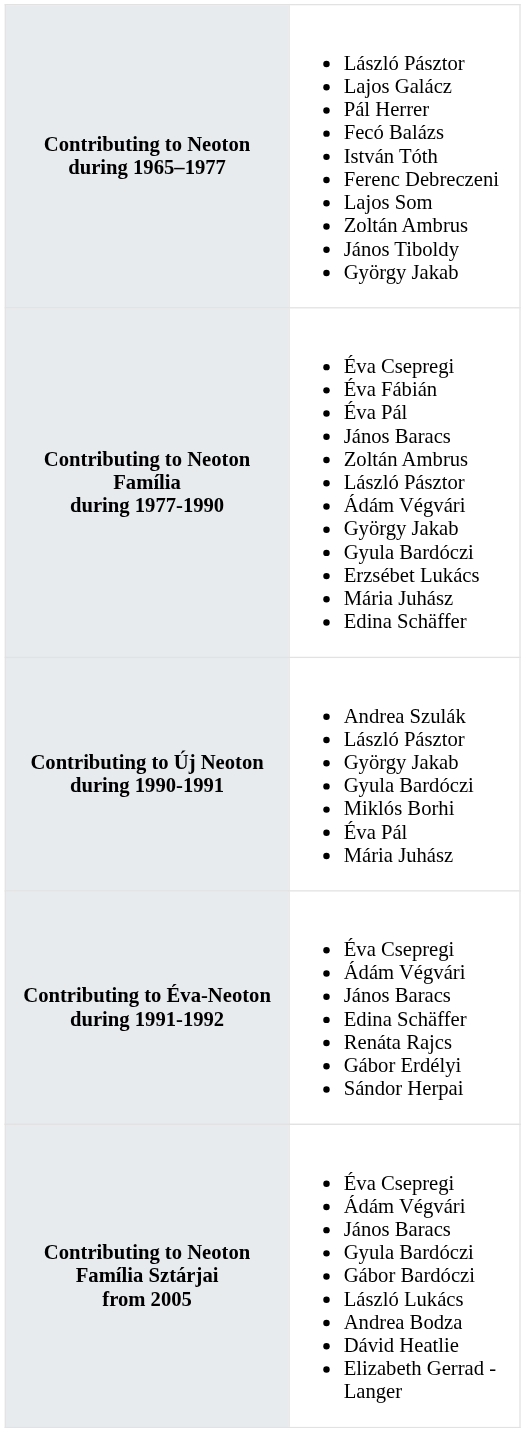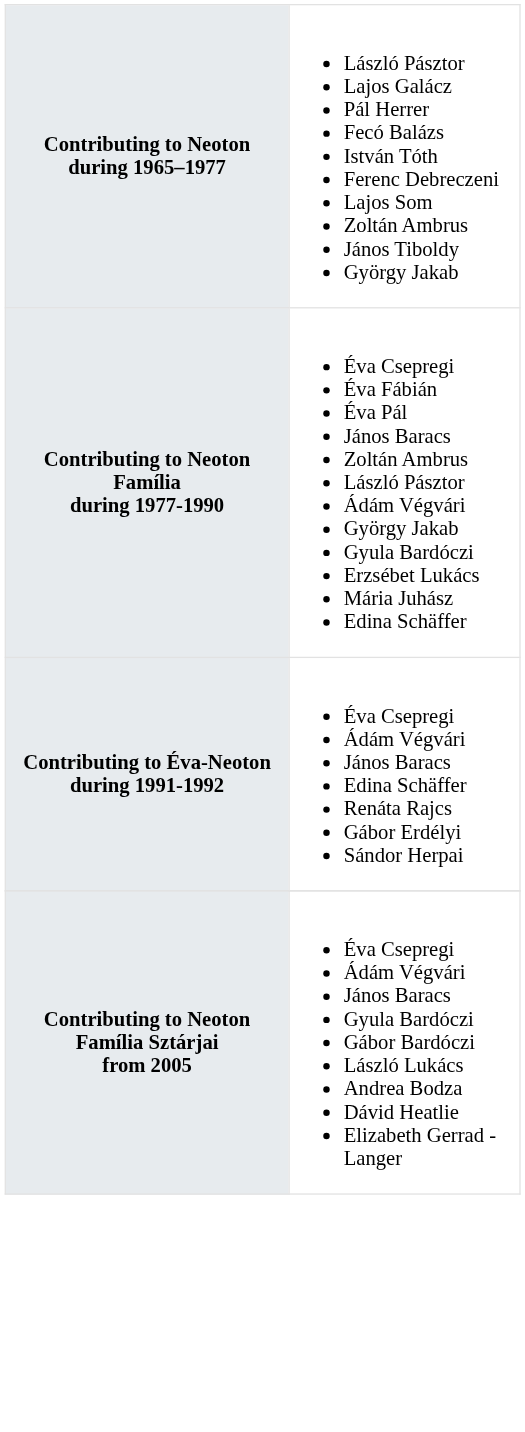- row: (147, 773)
